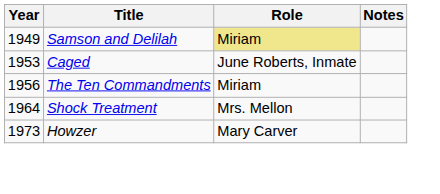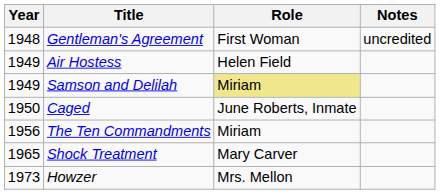+ row: (125, 39)
+ row: (84, 62)
(24, 62) 1953 -> (24, 108) 1950
(24, 108) 1964 -> (24, 154) 1965
(255, 108) Mrs. Mellon -> (257, 154) Mary Carver
(257, 131) Mary Carver -> (255, 177) Mrs. Mellon
